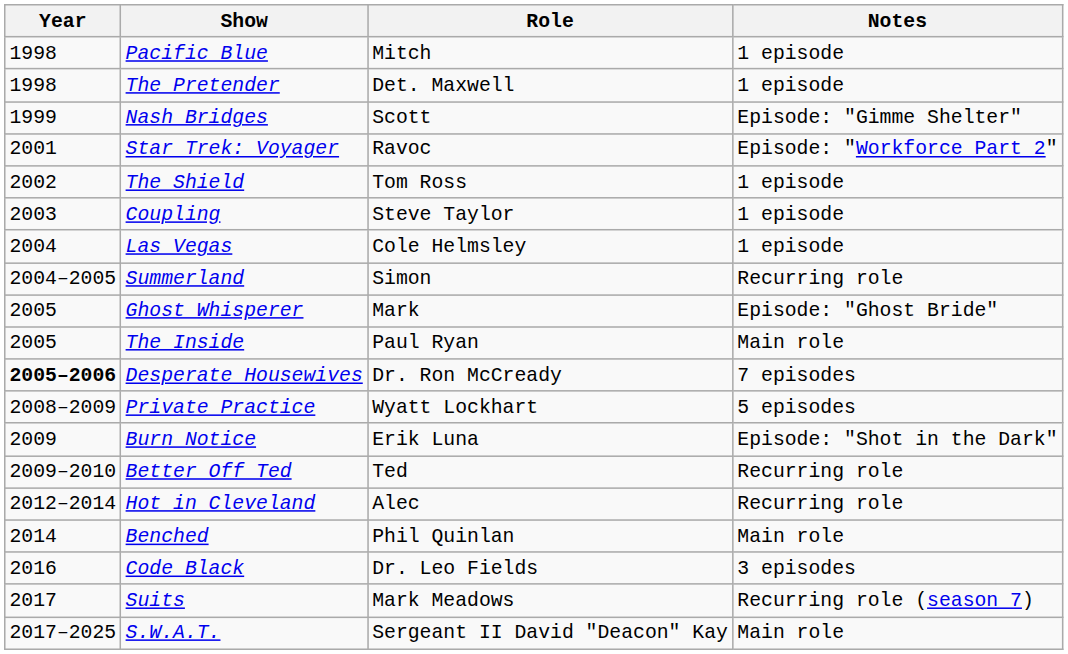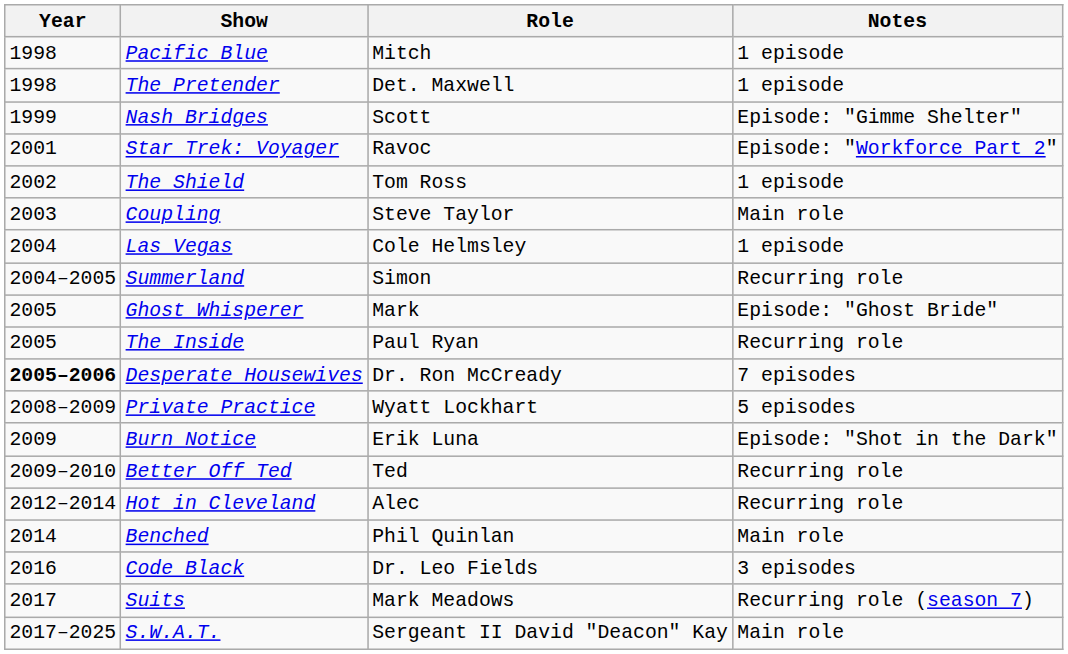(791, 214) 1 episode -> (791, 214) Main role
(791, 343) Main role -> (820, 343) Recurring role
